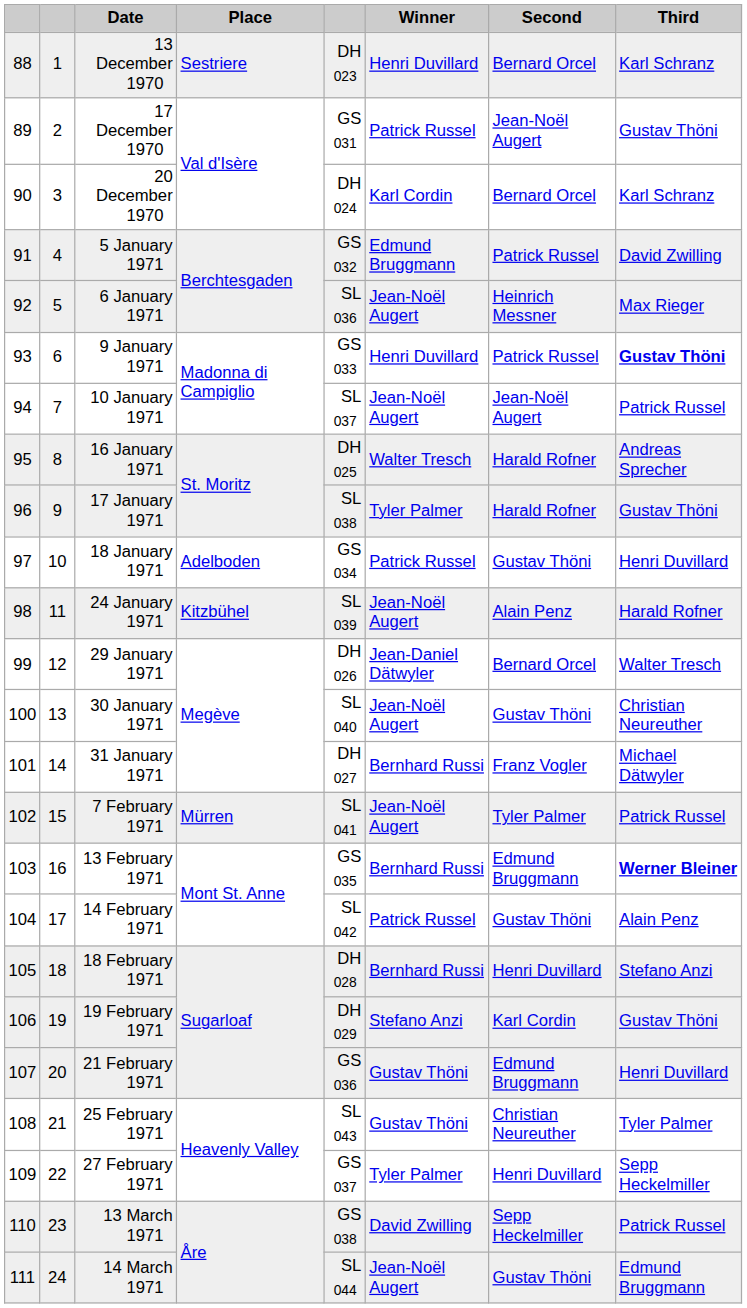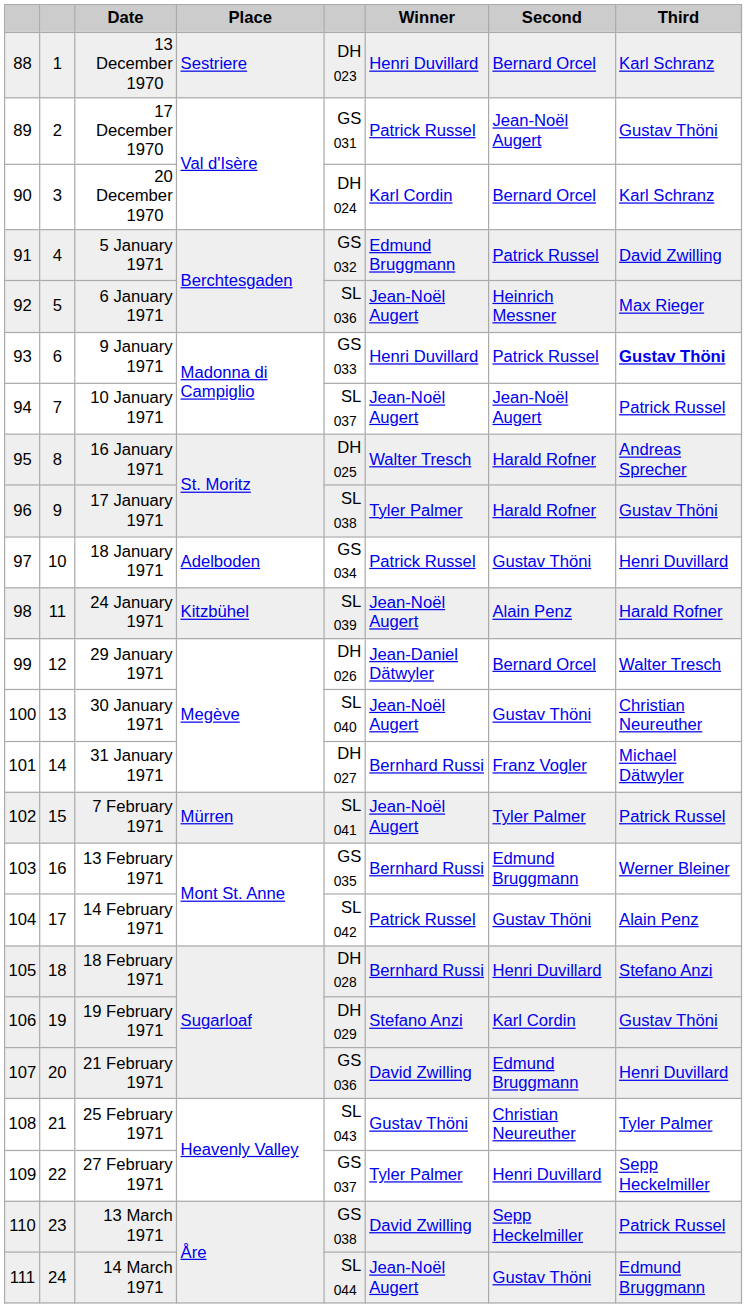(678, 868) bold -> (674, 868) normal
(419, 1072) Gustav Thöni -> (421, 1072) David Zwilling
